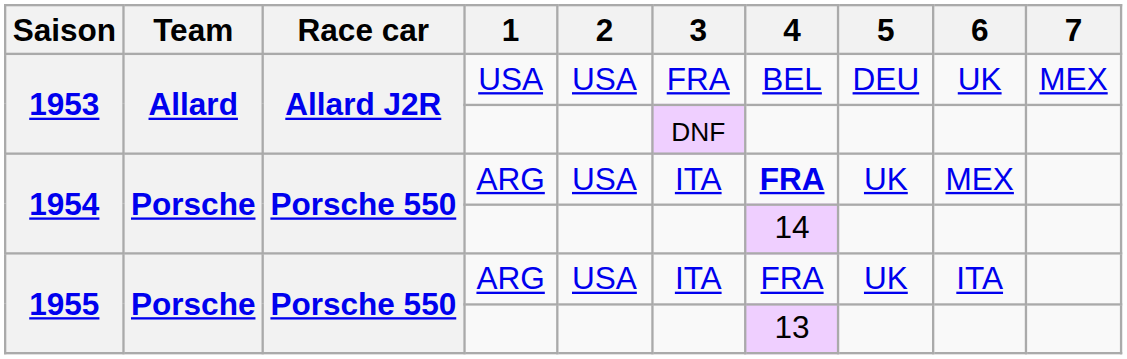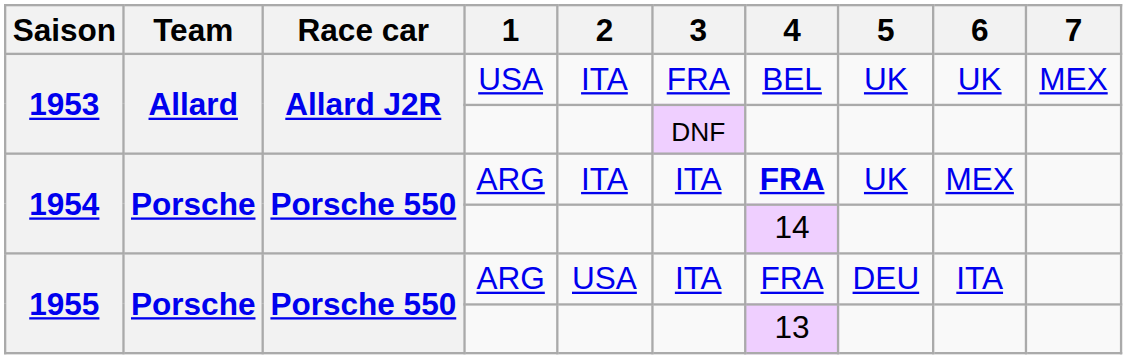(604, 79) USA -> (604, 79) ITA
(886, 79) DEU -> (886, 79) UK
(604, 179) USA -> (604, 179) ITA
(886, 278) UK -> (886, 278) DEU
